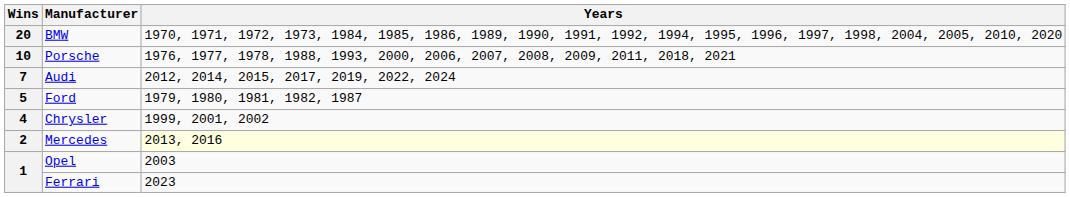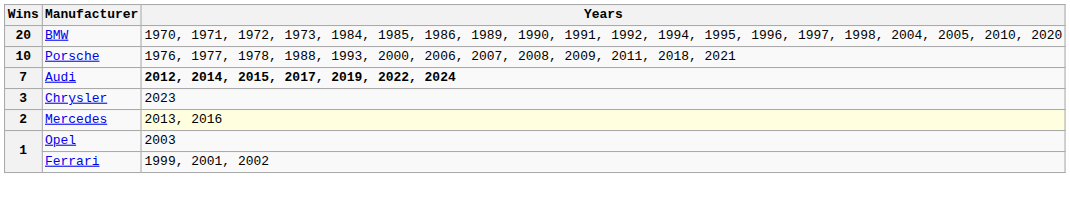(300, 78) normal -> (300, 78) bold
- row: (61, 99)
(23, 120) 4 -> (23, 99) 3
(207, 120) 1999, 2001, 2002 -> (160, 99) 2023
(160, 183) 2023 -> (207, 162) 1999, 2001, 2002
